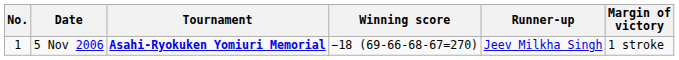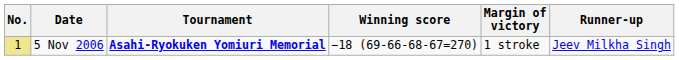columns swapped: (639, 21) <-> (543, 21)
(18, 46) no background -> (18, 46) khaki background
